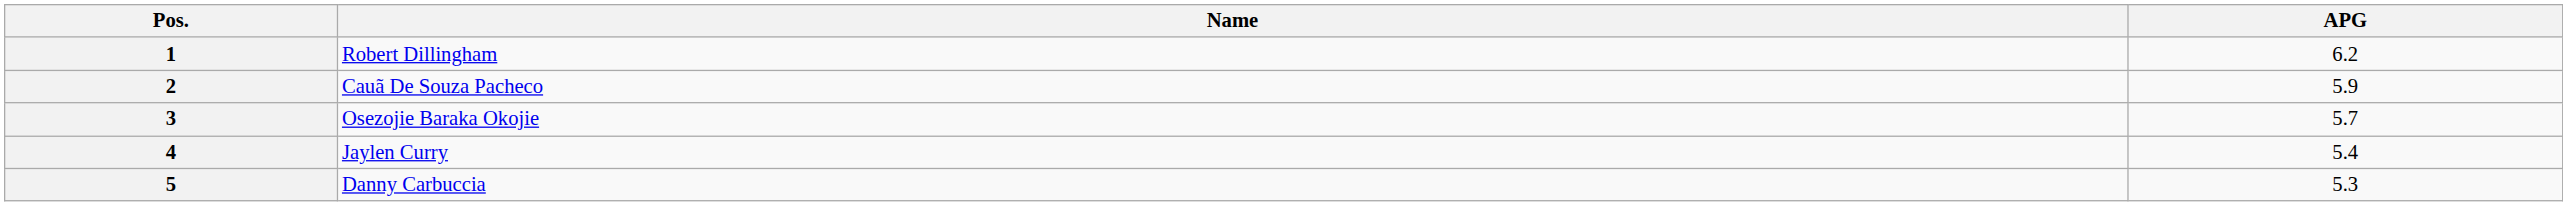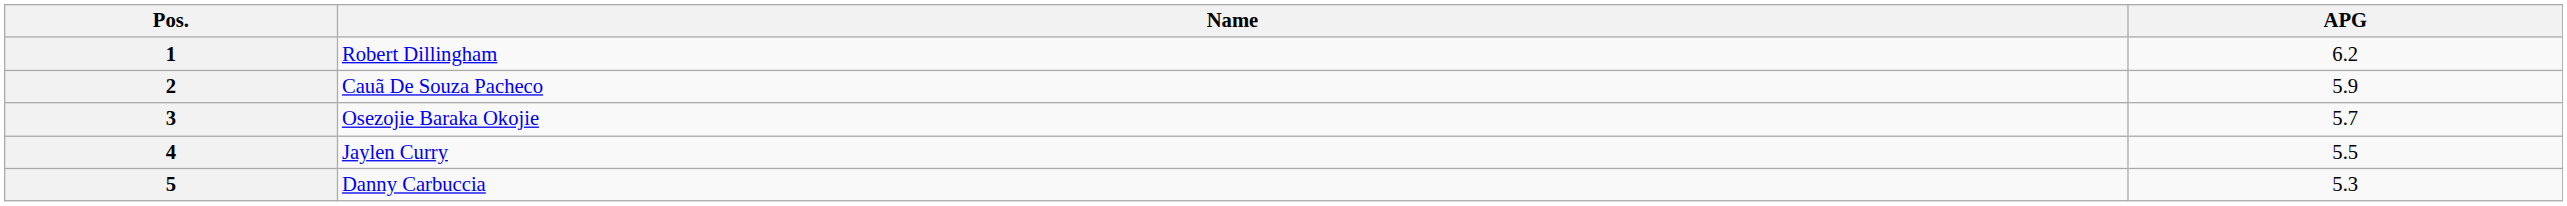(2345, 151) 5.4 -> (2345, 151) 5.5
